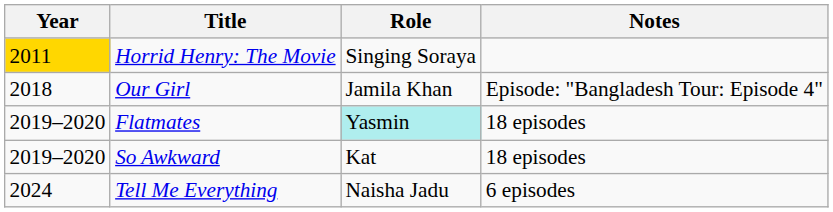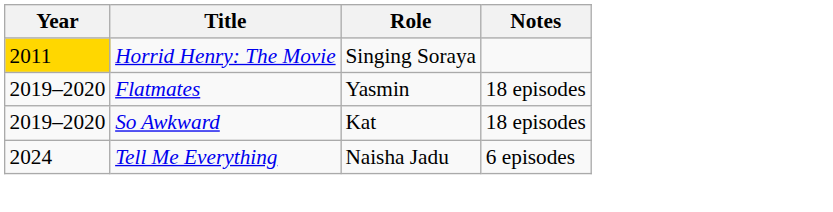- row: (153, 88)
(377, 122) paleturquoise background -> (377, 88) no background
